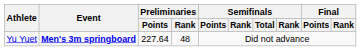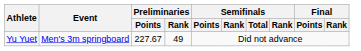(89, 39) bold -> (85, 39) normal
(155, 39) 227.64 -> (148, 39) 227.67
(185, 39) 48 -> (178, 39) 49
